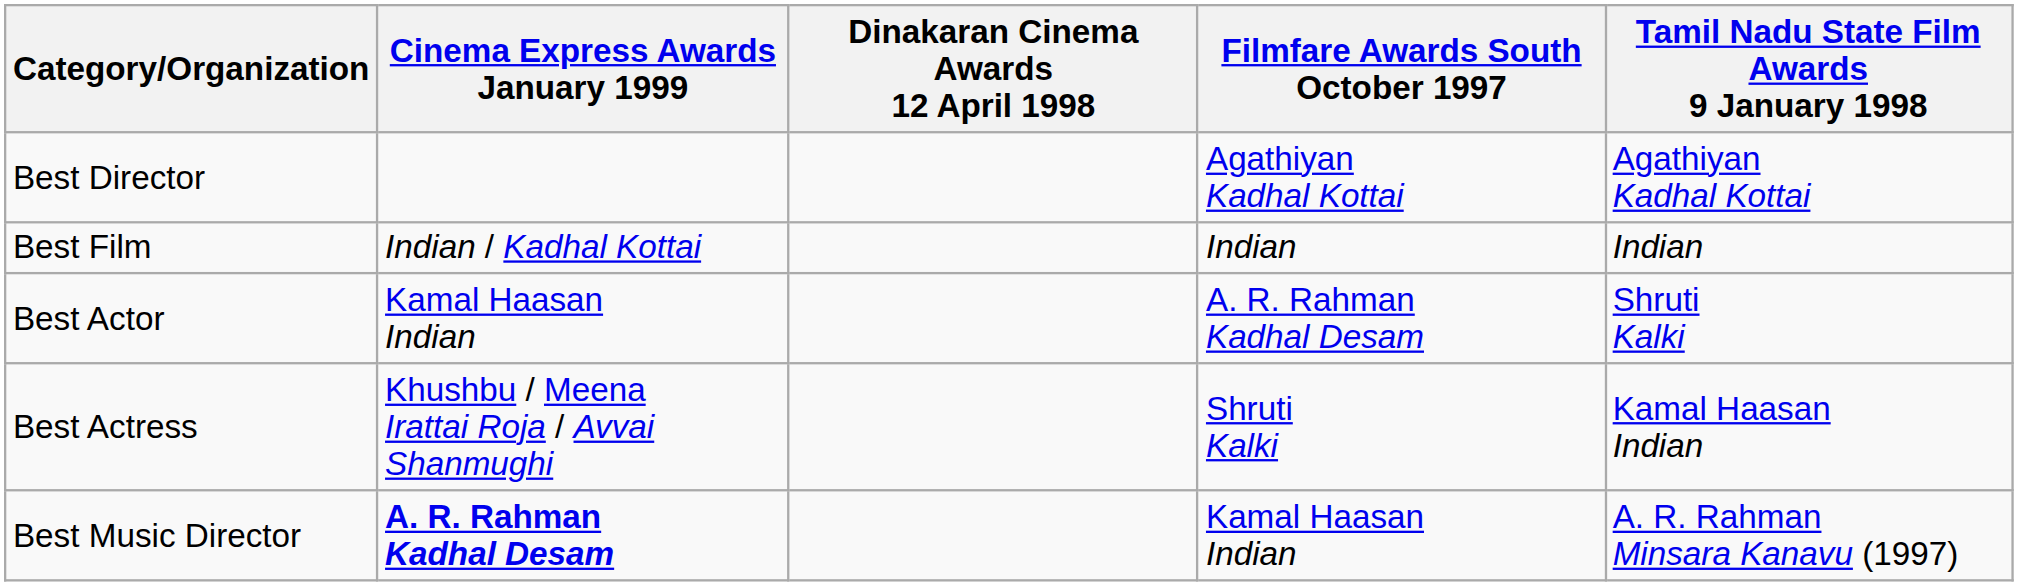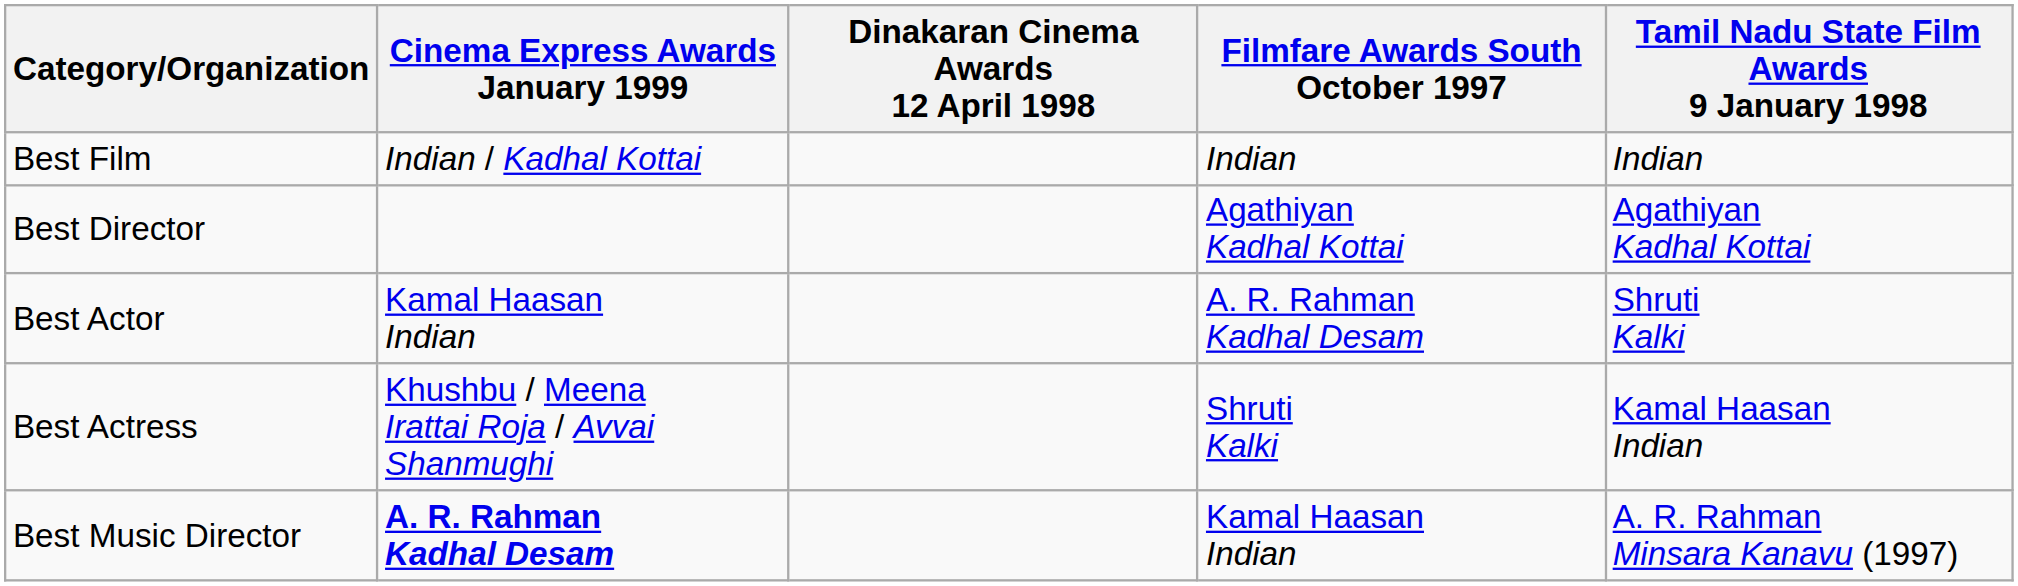rows swapped: (82, 248) <-> (109, 177)
